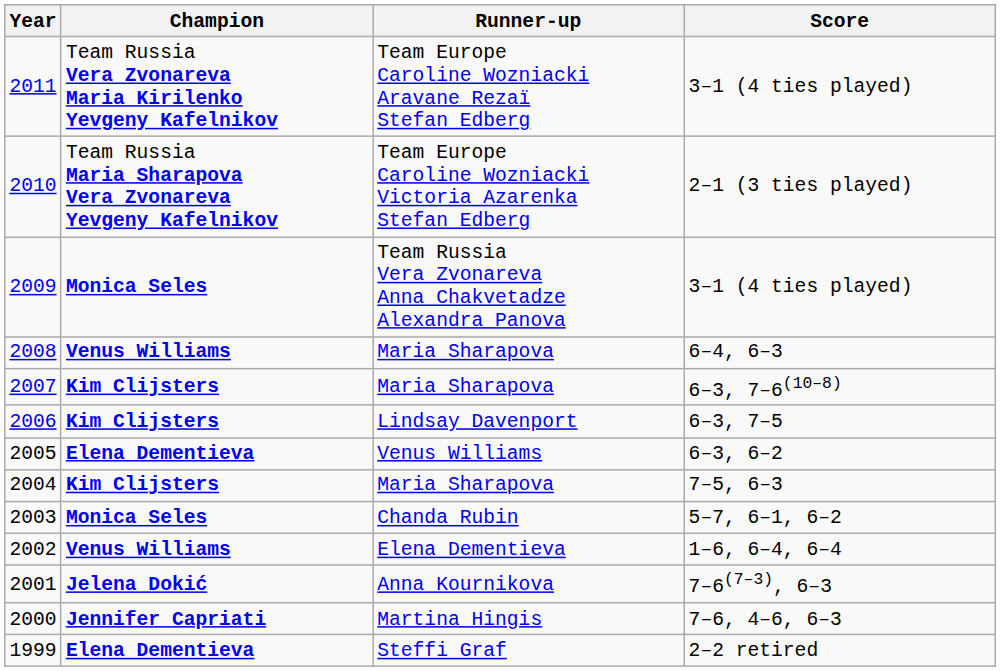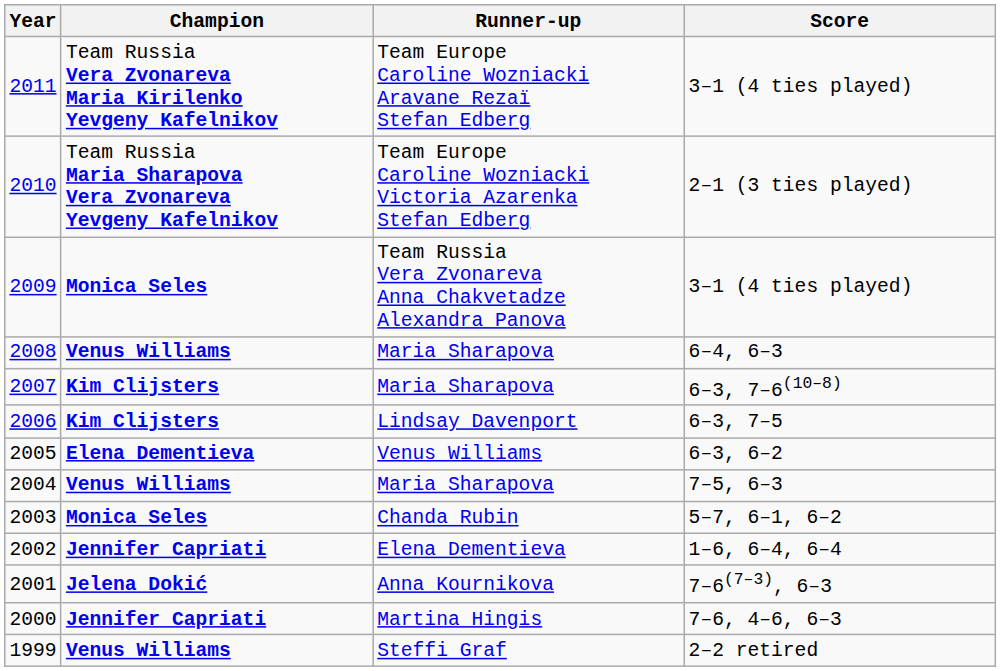(142, 486) Kim Clijsters -> (148, 486) Venus Williams
(148, 550) Venus Williams -> (166, 550) Jennifer Capriati
(160, 651) Elena Dementieva -> (148, 651) Venus Williams
